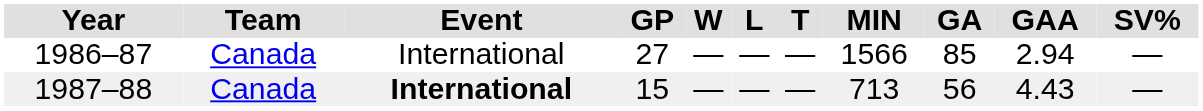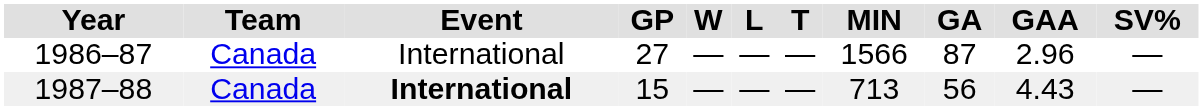(960, 54) 85 -> (960, 54) 87
(1045, 54) 2.94 -> (1045, 54) 2.96
